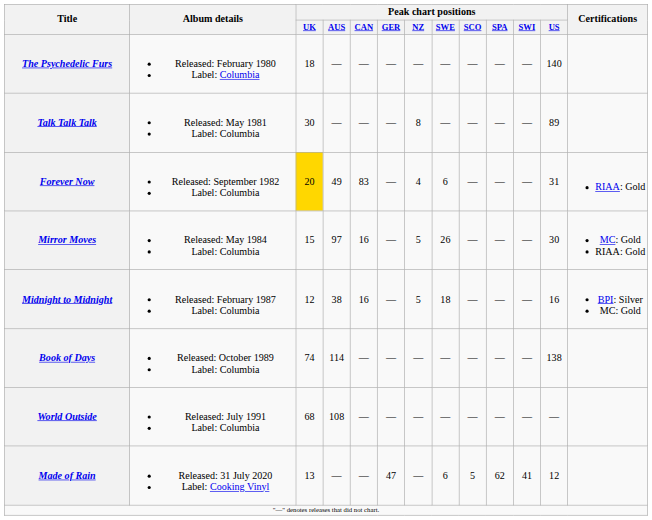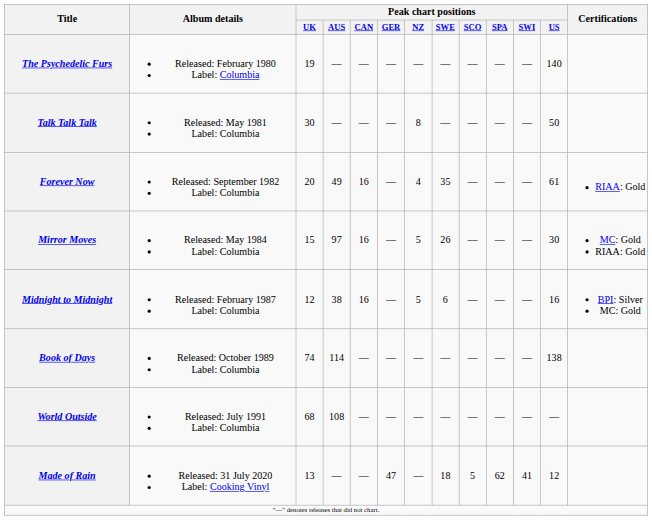(309, 64) 18 -> (309, 64) 19
(554, 122) 89 -> (554, 122) 50
(309, 181) gold background -> (309, 181) no background
(364, 181) 83 -> (364, 181) 16
(445, 181) 6 -> (445, 181) 35
(554, 181) 31 -> (554, 181) 61
(445, 299) 18 -> (445, 299) 6
(445, 475) 6 -> (445, 475) 18
